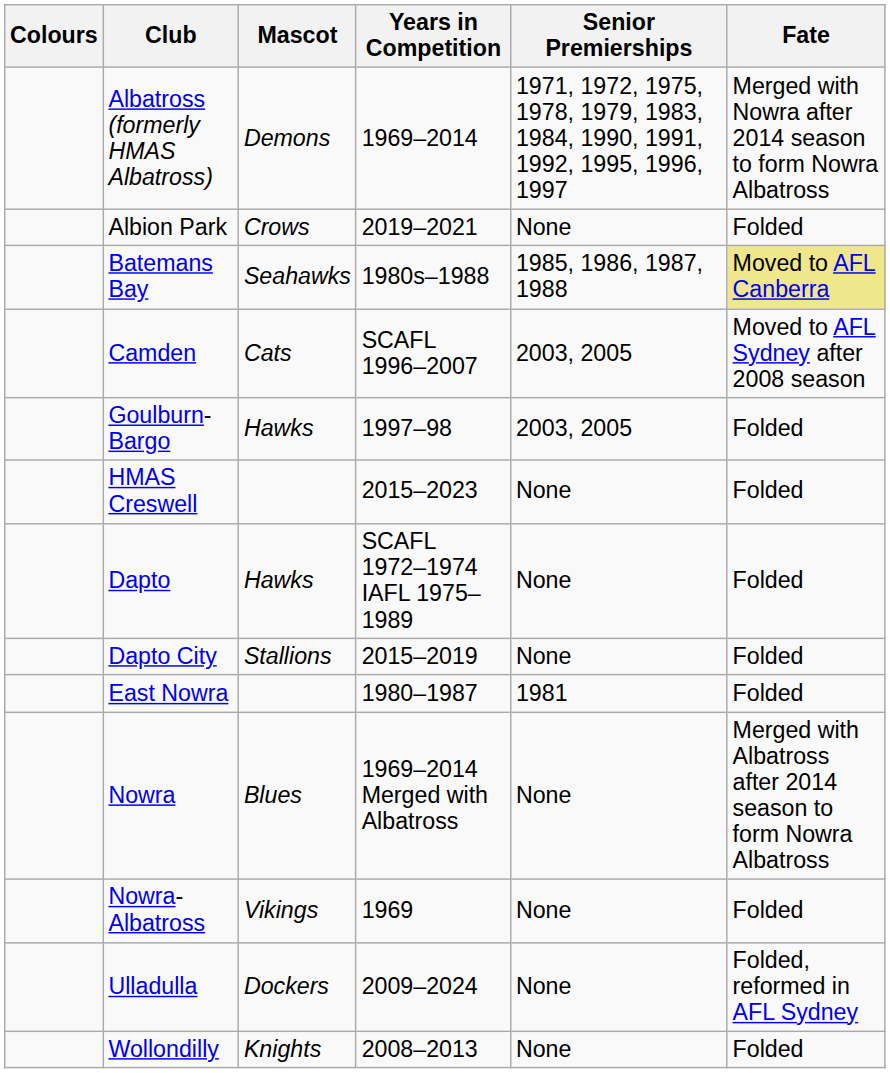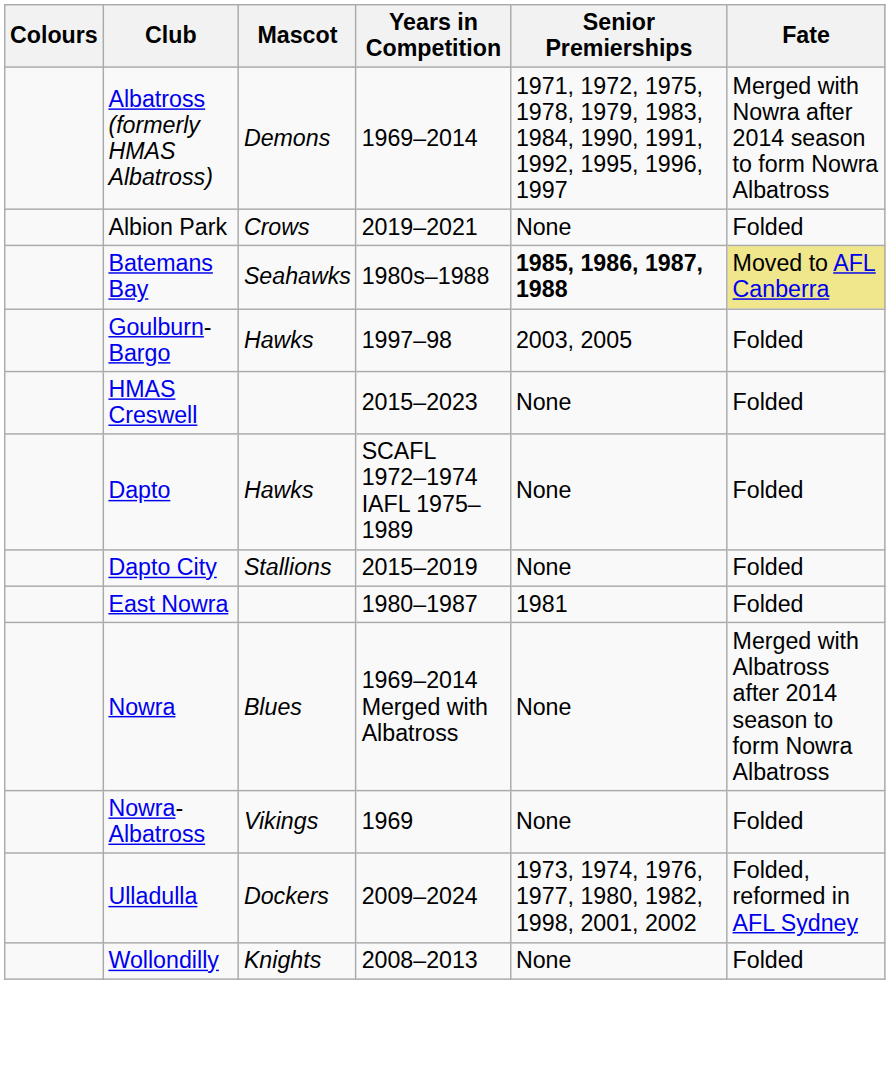(609, 276) normal -> (609, 276) bold
- row: (152, 352)
(544, 986) None -> (609, 897) 1973, 1974, 1976, 1977, 1980, 1982, 1998, 2001, 2002
